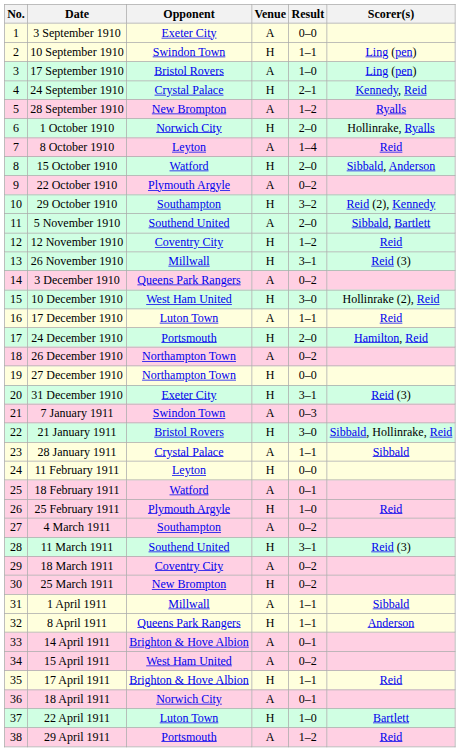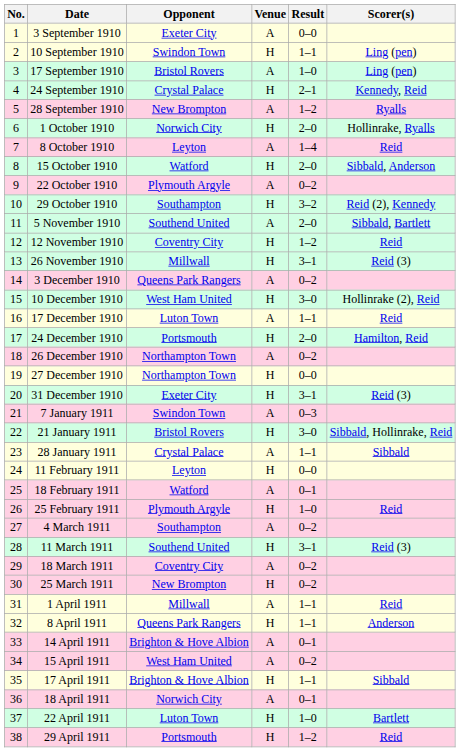(391, 603) Sibbald -> (391, 603) Reid
(391, 680) Reid -> (391, 680) Sibbald
(270, 737) A -> (270, 737) H
